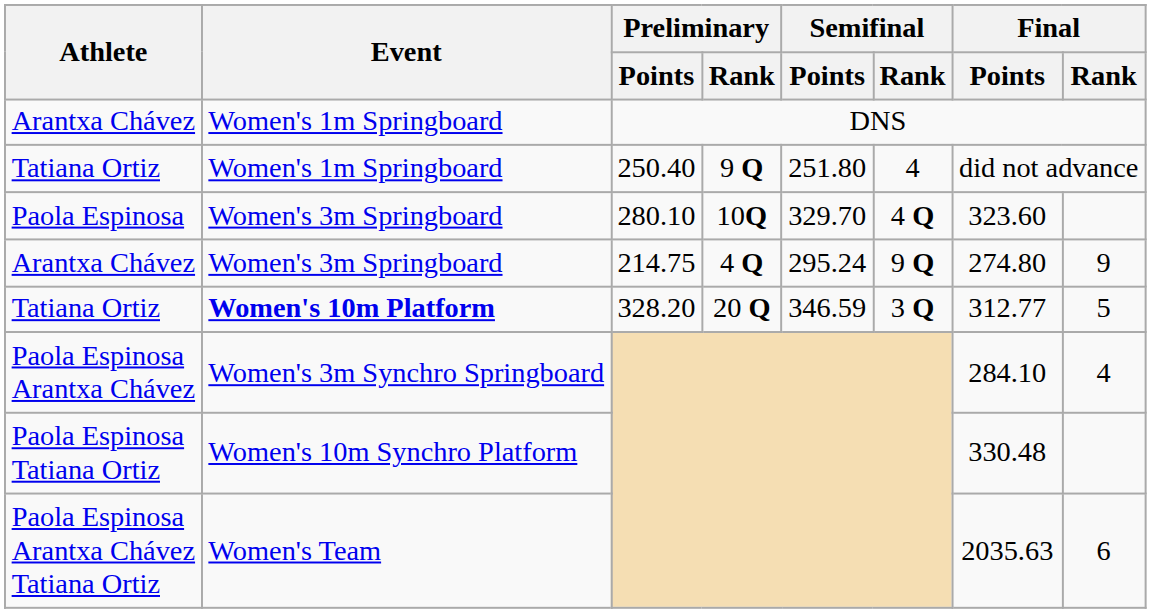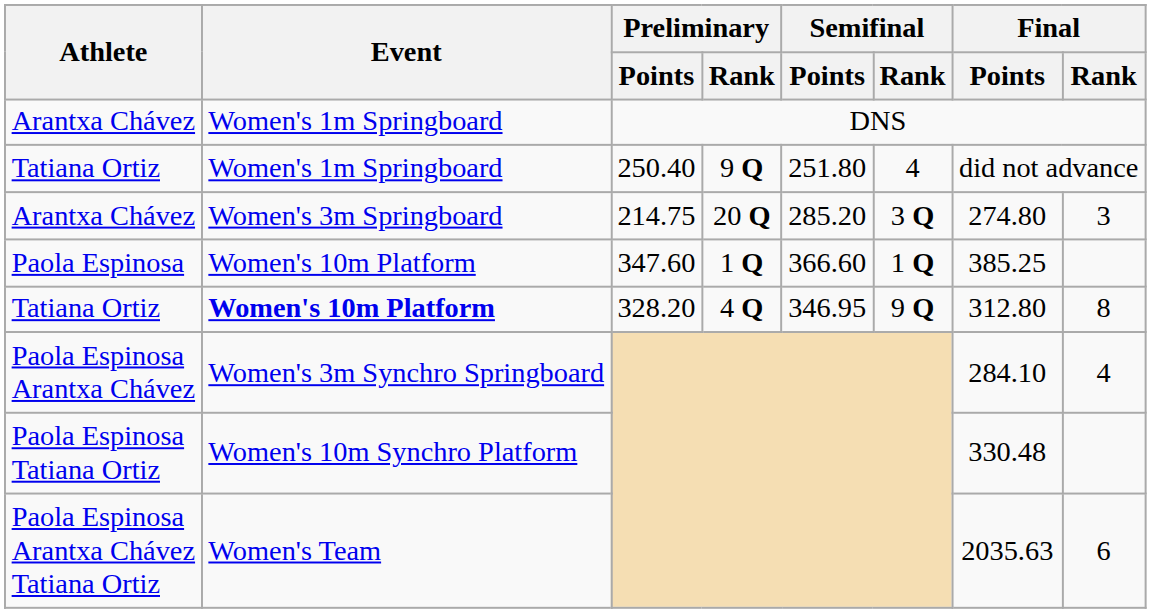- row: (98, 215)
(742, 262) 4 Q -> (742, 215) 20 Q
(827, 262) 295.24 -> (827, 215) 285.20
(913, 262) 9 Q -> (913, 215) 3 Q
(1104, 262) 9 -> (1104, 215) 3
+ row: (98, 262)
(742, 309) 20 Q -> (742, 309) 4 Q
(827, 309) 346.59 -> (827, 309) 346.95
(913, 309) 3 Q -> (913, 309) 9 Q
(1007, 309) 312.77 -> (1007, 309) 312.80
(1104, 309) 5 -> (1104, 309) 8
